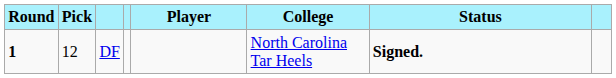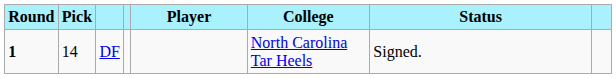(70, 51) 12 -> (70, 51) 14
(398, 51) bold -> (398, 51) normal
